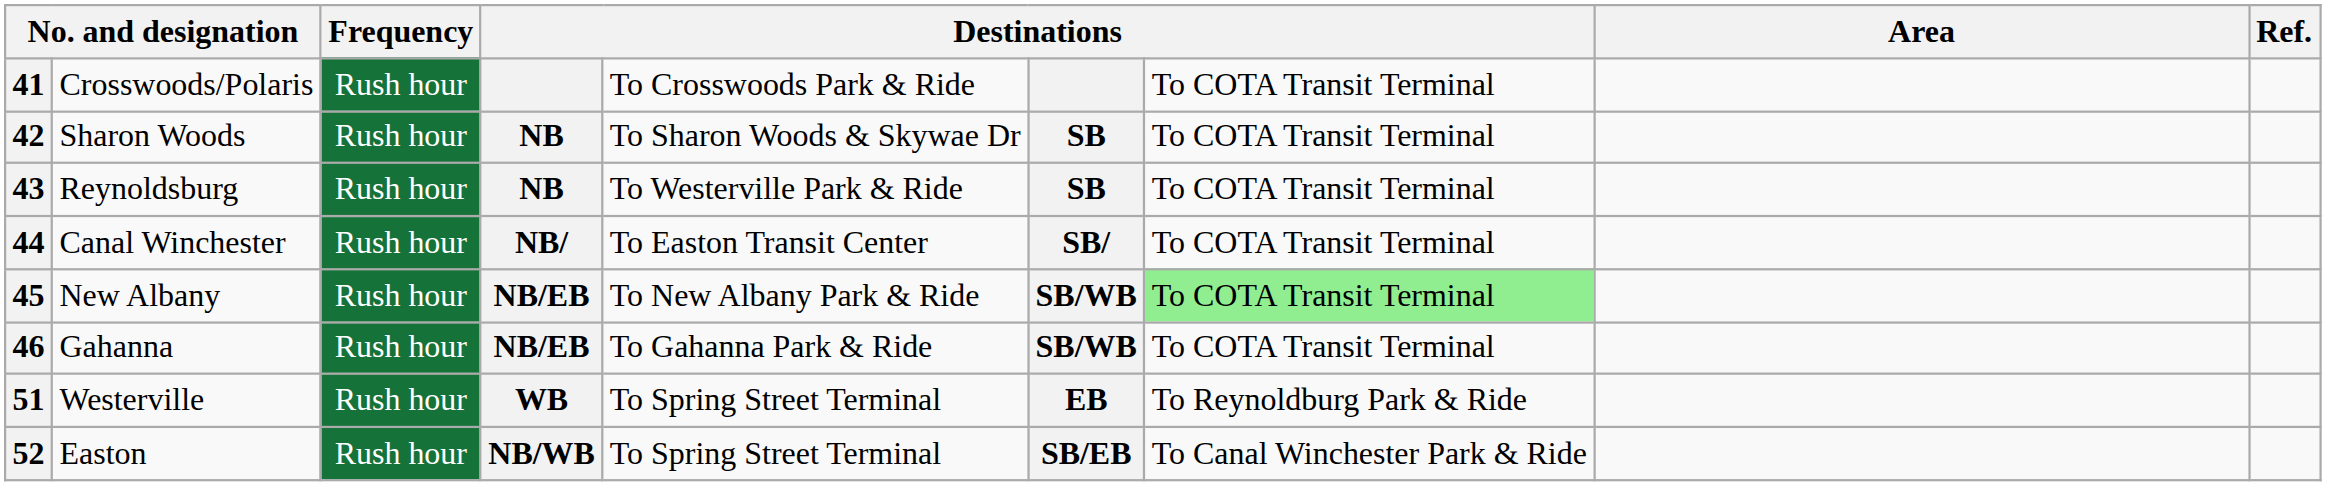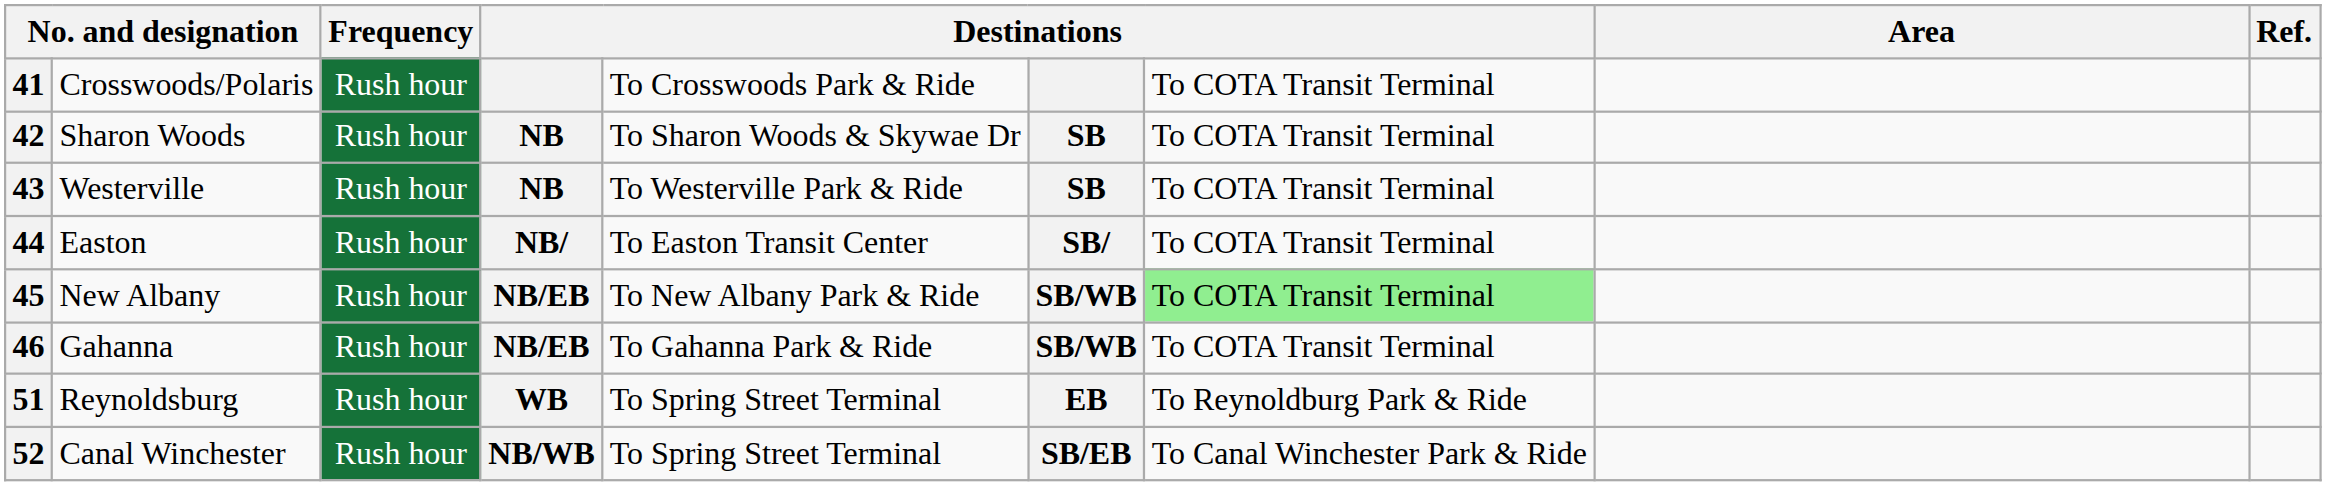(149, 189) Reynoldsburg -> (132, 189) Westerville
(173, 242) Canal Winchester -> (103, 242) Easton
(132, 400) Westerville -> (149, 400) Reynoldsburg
(103, 453) Easton -> (173, 453) Canal Winchester
